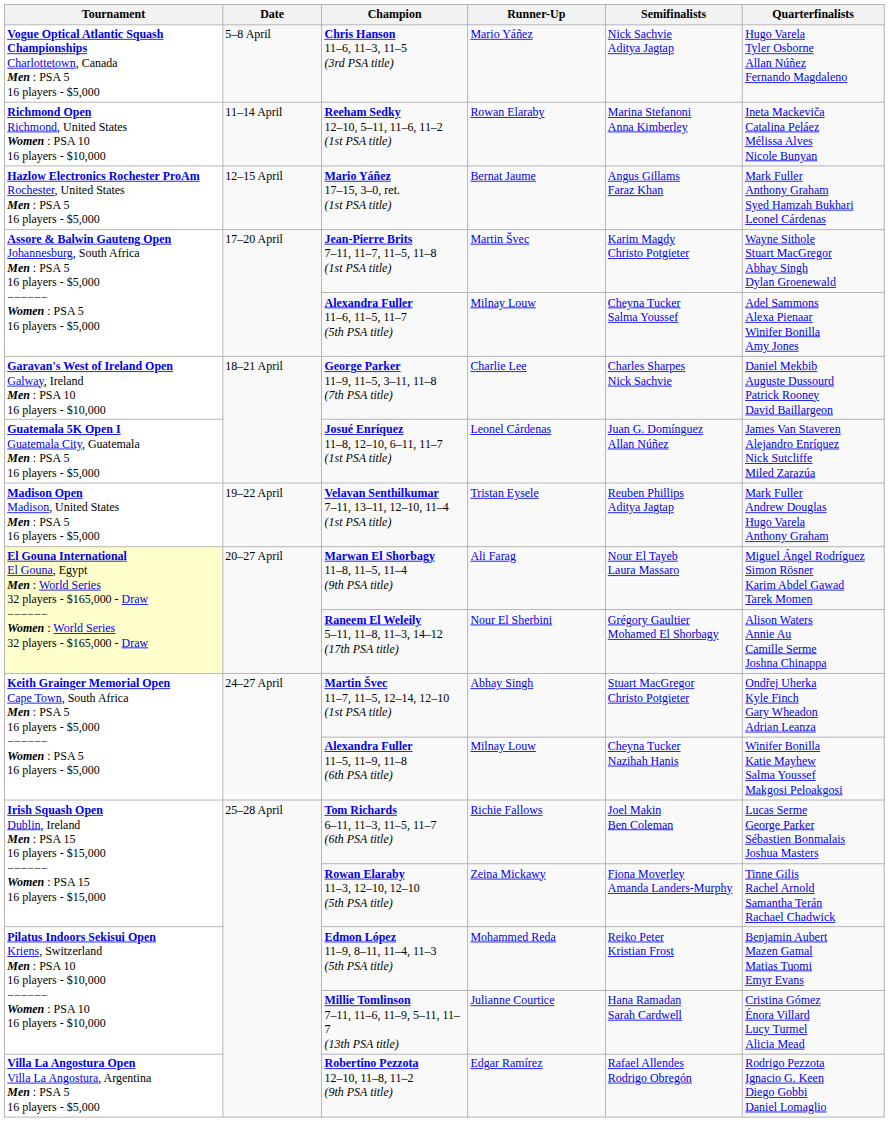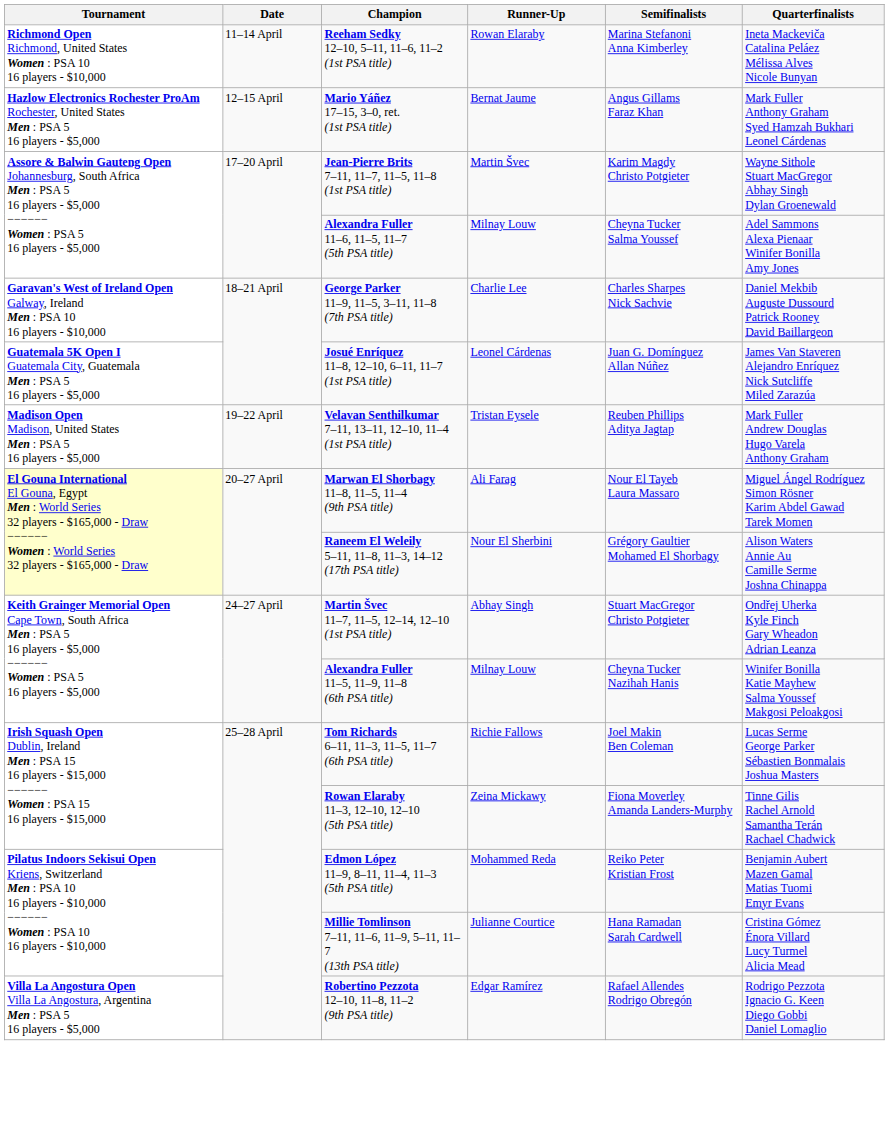- row: (366, 49)
